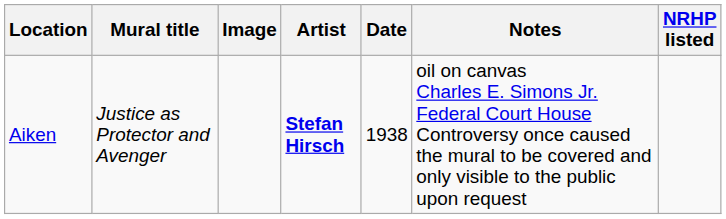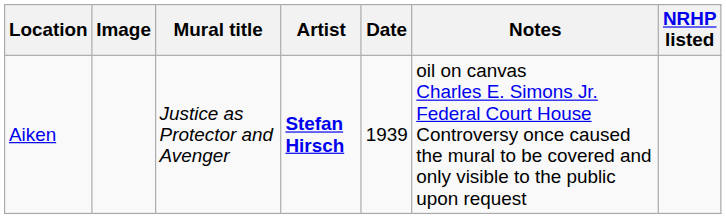columns swapped: (155, 30) <-> (249, 30)
(387, 134) 1938 -> (387, 134) 1939
